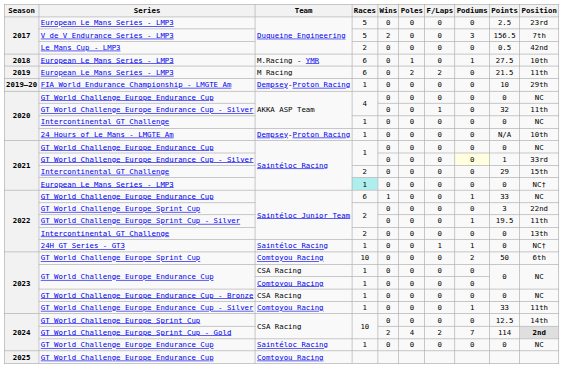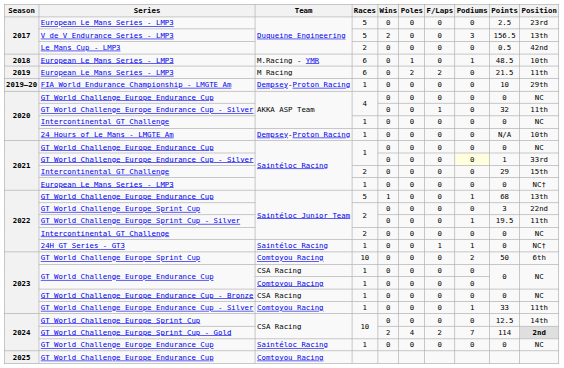(539, 35) 7th -> (539, 35) 13th
(505, 60) 27.5 -> (505, 60) 48.5
(365, 184) paleturquoise background -> (365, 184) no background
(365, 196) 6 -> (365, 196) 5
(505, 196) 33 -> (505, 196) 68
(539, 196) NC -> (539, 196) 13th
(539, 233) 13th -> (539, 233) NC
